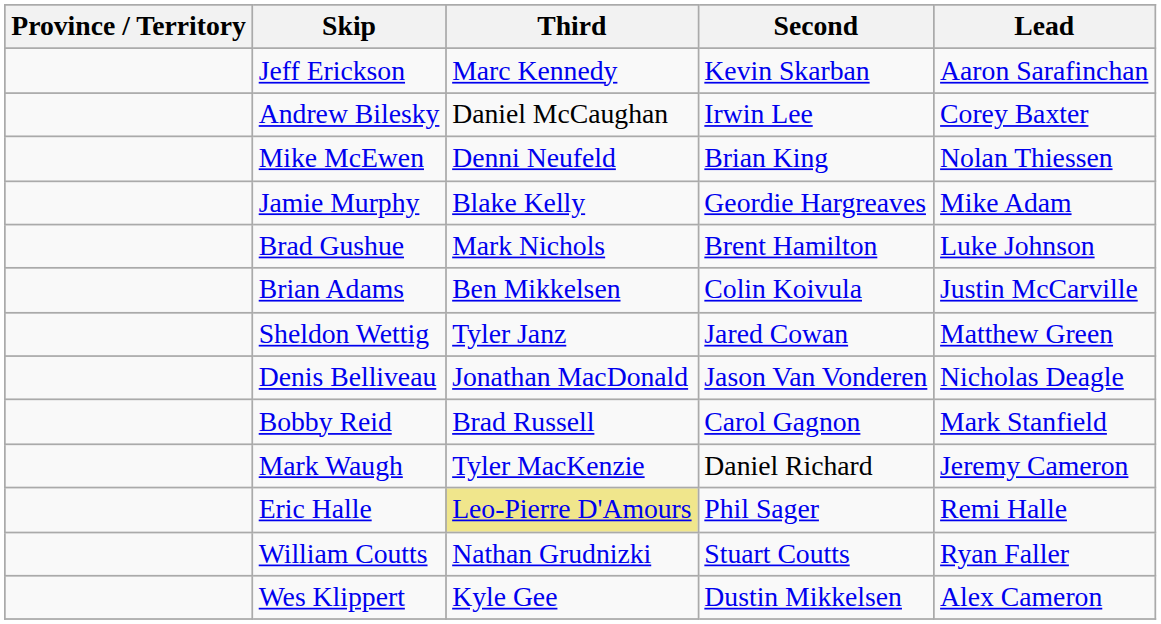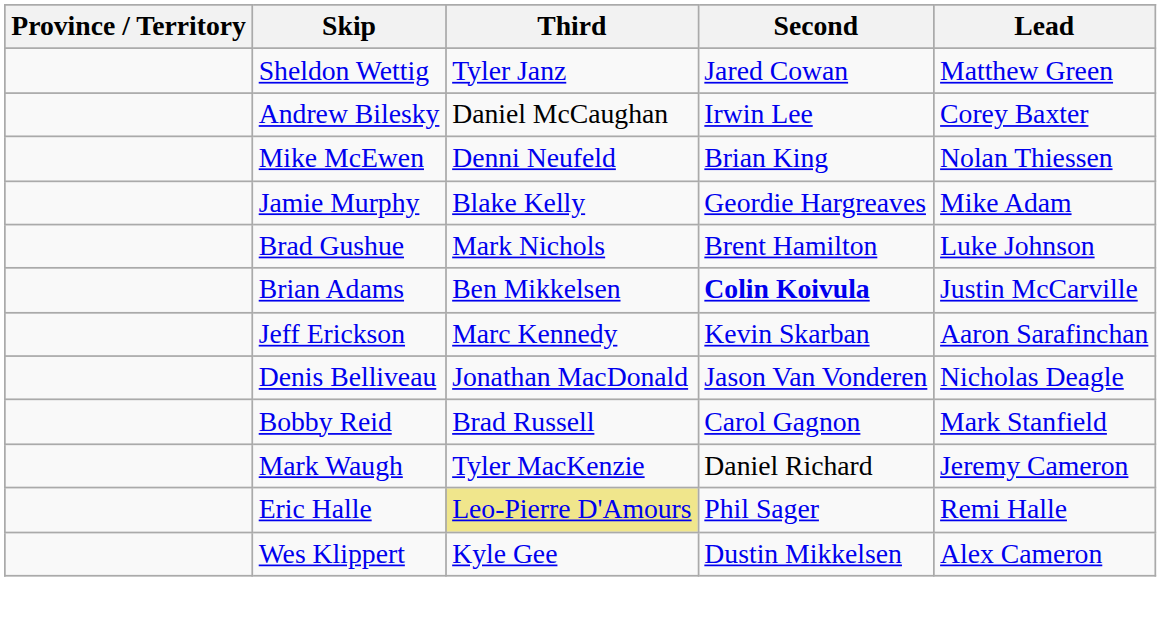rows swapped: (332, 70) <-> (344, 333)
(783, 289) normal -> (787, 289) bold
- row: (343, 553)
